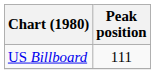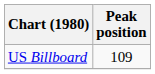(121, 56) 111 -> (121, 56) 109
